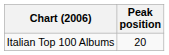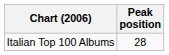(140, 42) 20 -> (140, 42) 28
